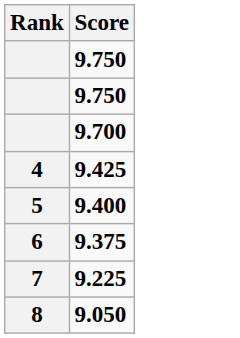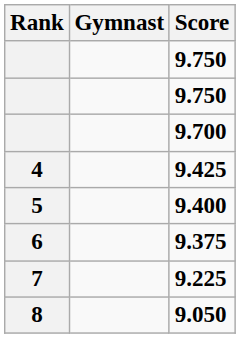+ column: (119, 22)
